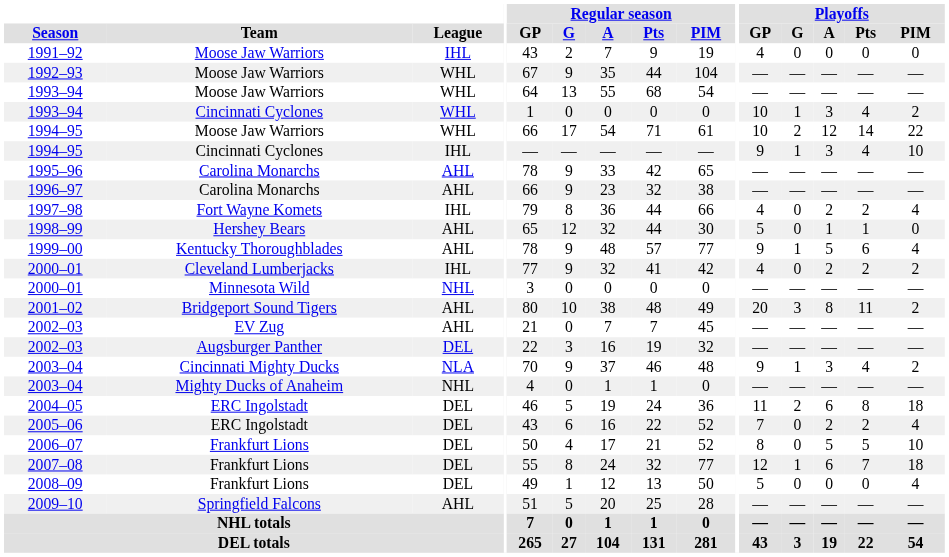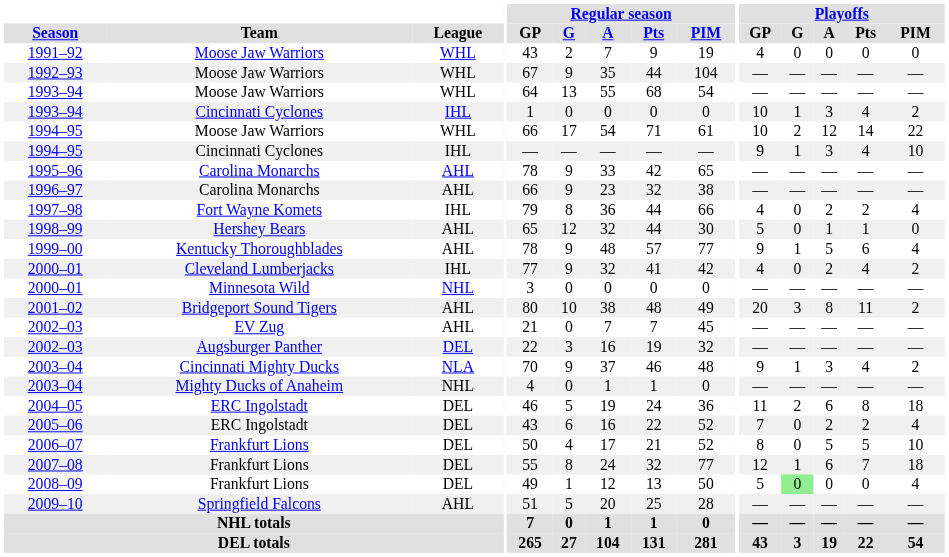(458, 53) IHL -> (458, 53) WHL
(458, 111) WHL -> (458, 111) IHL
(866, 268) 2 -> (866, 268) 4
(797, 484) no background -> (797, 484) lightgreen background
